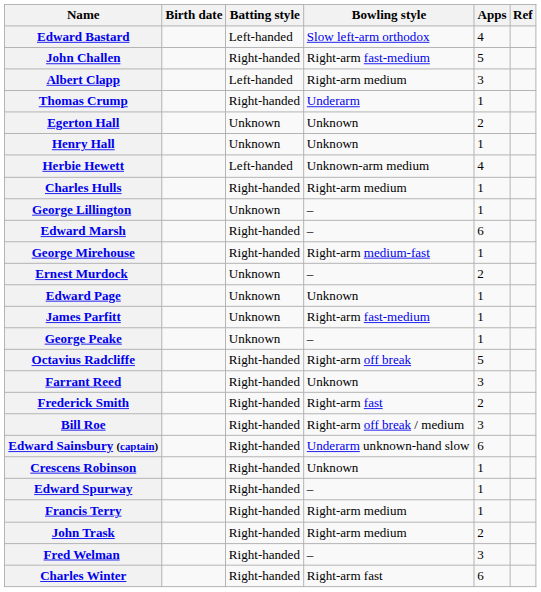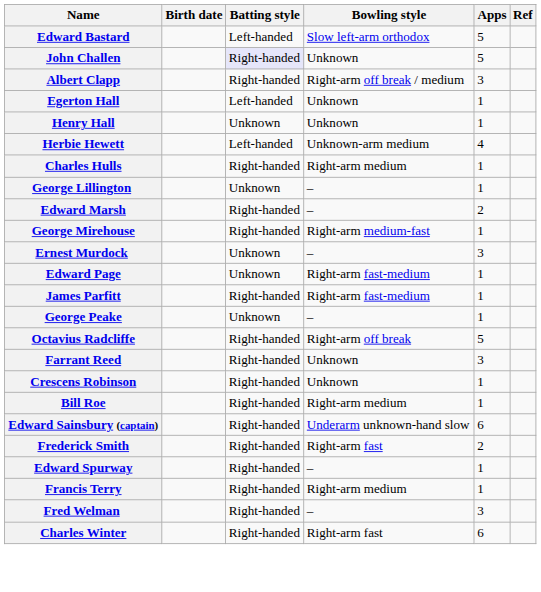(481, 37) 4 -> (481, 37) 5
(264, 58) no background -> (264, 58) lavender background
(368, 58) Right-arm fast-medium -> (333, 58) Unknown
(261, 80) Left-handed -> (264, 80) Right-handed
(357, 80) Right-arm medium -> (385, 80) Right-arm off break / medium
- row: (83, 101)
(255, 123) Unknown -> (261, 101) Left-handed
(481, 123) 2 -> (481, 101) 1
(481, 231) 6 -> (481, 209) 2
(481, 274) 2 -> (481, 252) 3
(333, 295) Unknown -> (368, 274) Right-arm fast-medium
(255, 317) Unknown -> (264, 295) Right-handed
rows swapped: (83, 468) <-> (83, 403)
(385, 424) Right-arm off break / medium -> (357, 403) Right-arm medium
(481, 424) 3 -> (481, 403) 1
- row: (83, 532)
